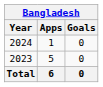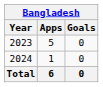rows swapped: (21, 58) <-> (21, 43)
